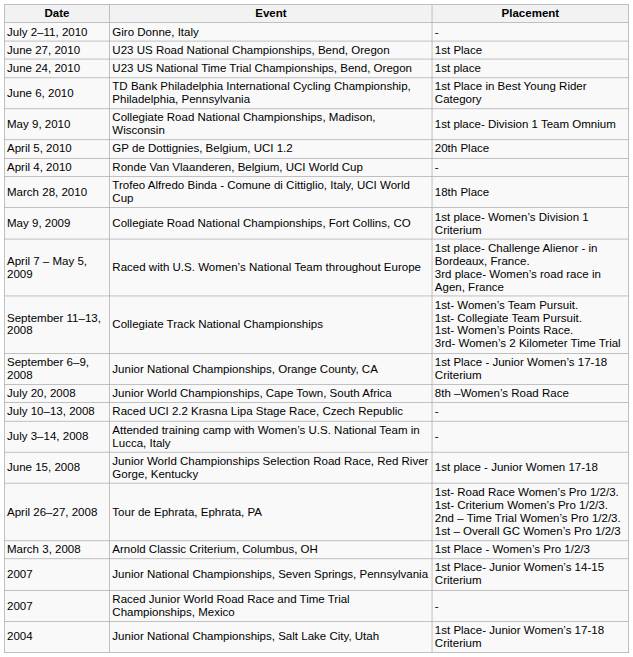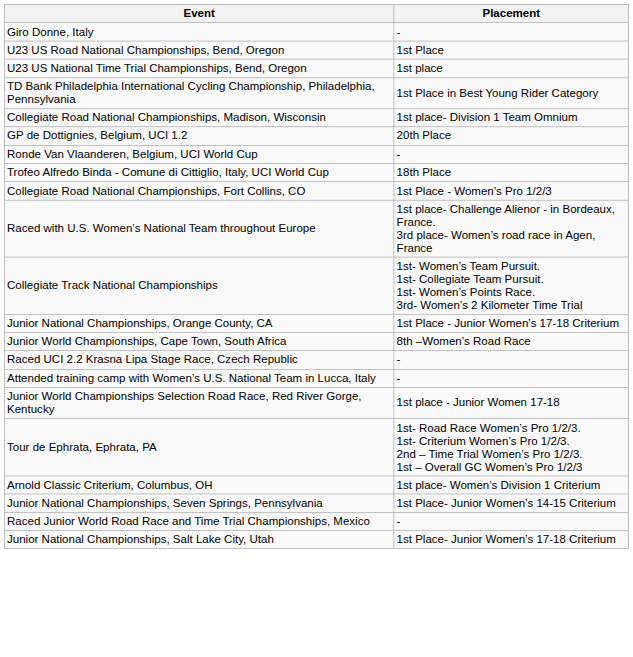- column: (57, 13)
(512, 223) 1st place- Women’s Division 1 Criterium -> (474, 191) 1st Place - Women’s Pro 1/2/3
(512, 549) 1st Place - Women’s Pro 1/2/3 -> (499, 485) 1st place- Women’s Division 1 Criterium
